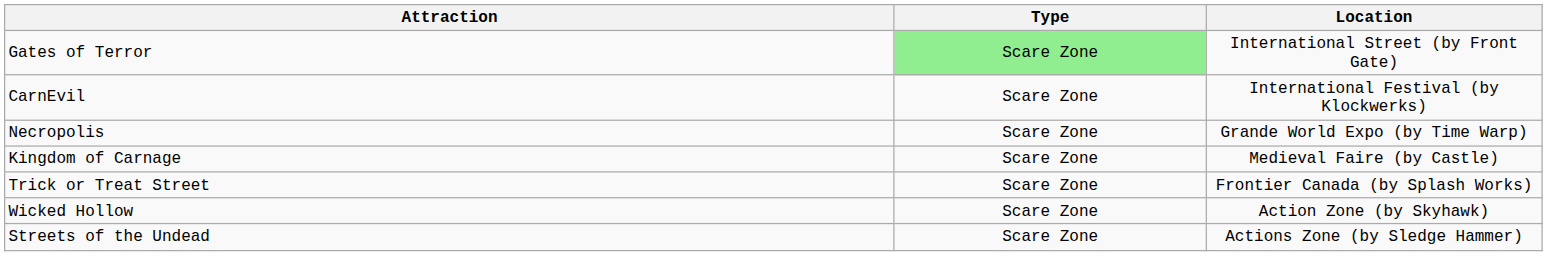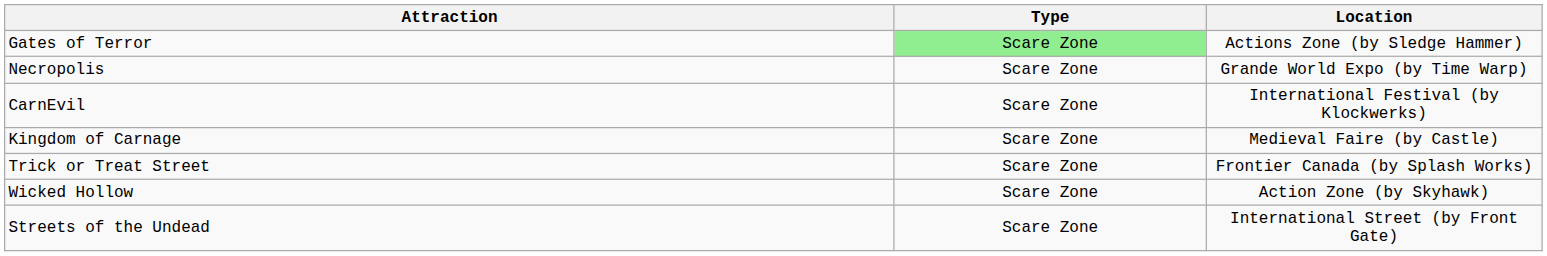(1374, 53) International Street (by Front Gate) -> (1374, 44) Actions Zone (by Sledge Hammer)
rows swapped: (47, 97) <-> (56, 133)
(1374, 237) Actions Zone (by Sledge Hammer) -> (1374, 228) International Street (by Front Gate)
